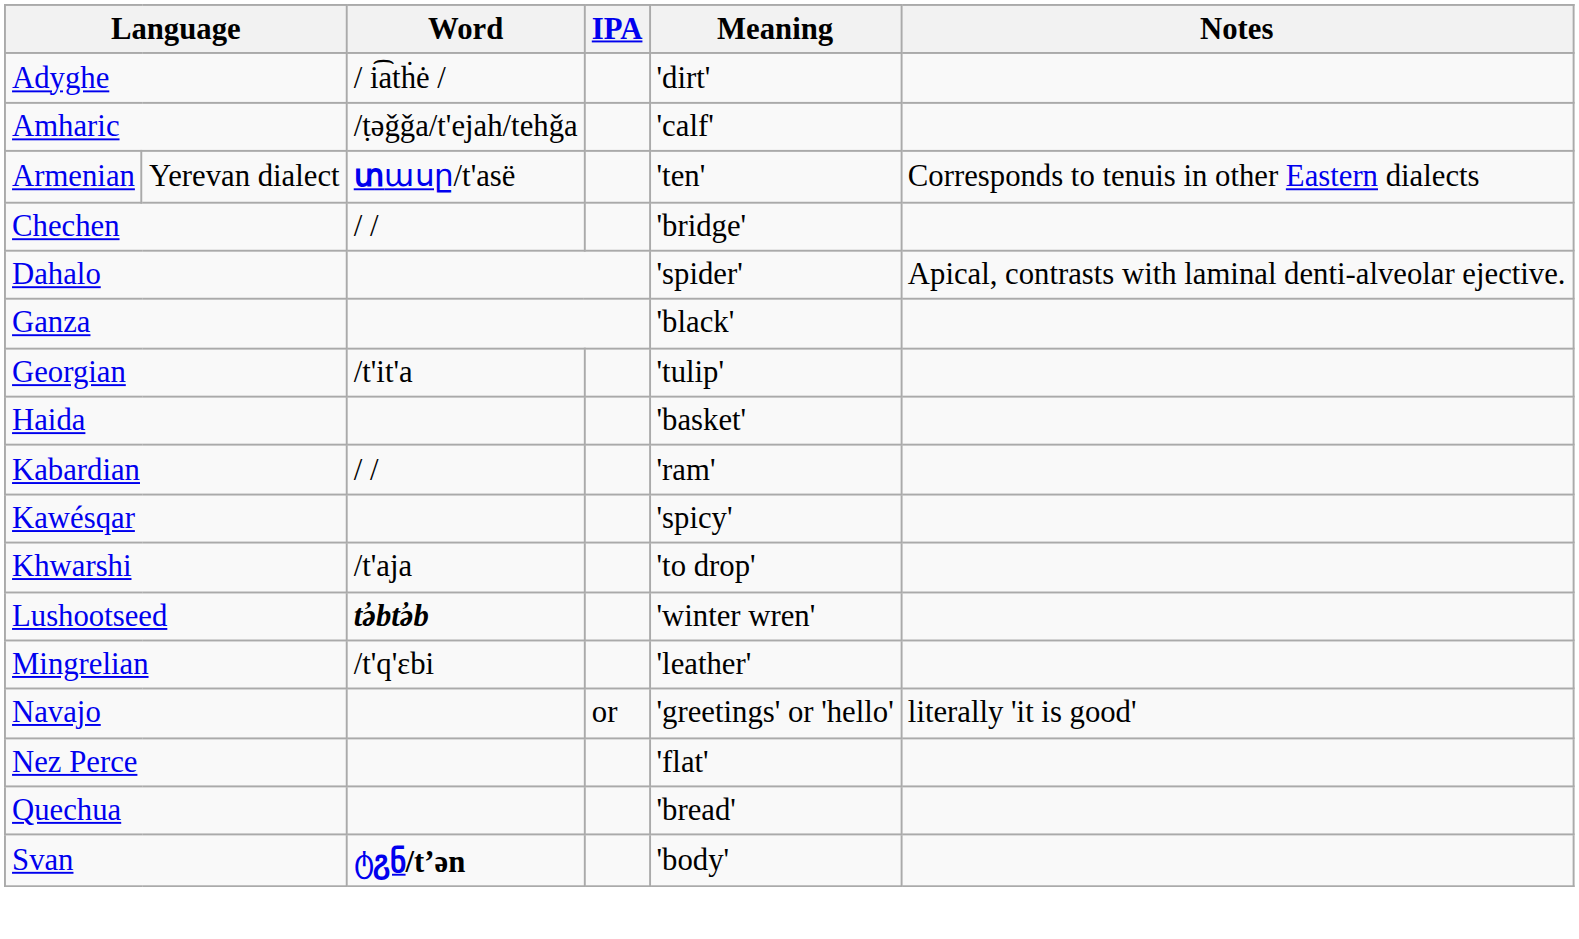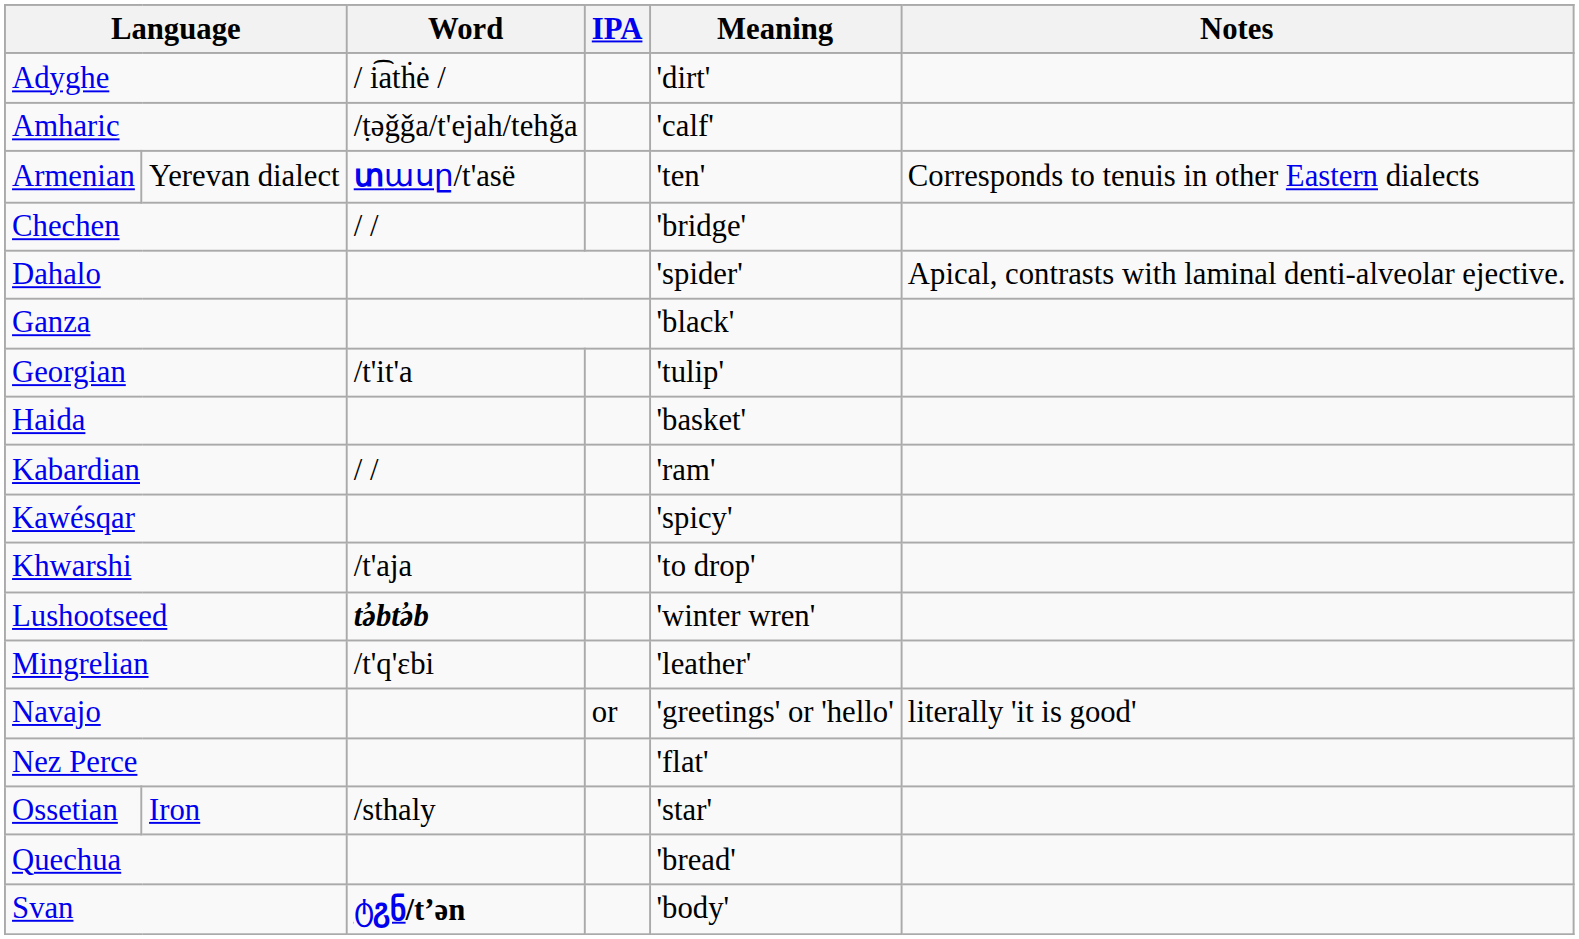+ row: (65, 810)
